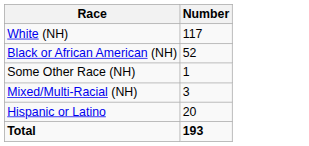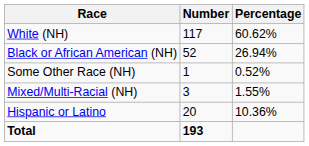+ column: (268, 14)
